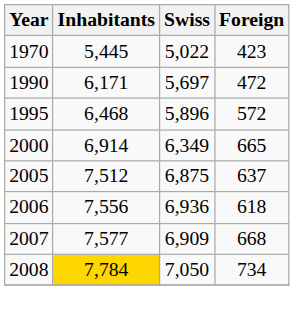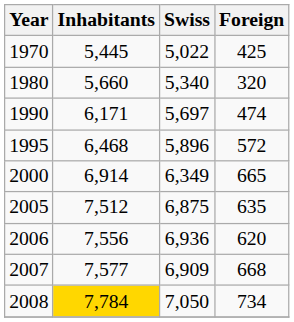(252, 51) 423 -> (252, 51) 425
+ row: (29, 82)
(252, 82) 472 -> (252, 113) 474
(252, 176) 637 -> (252, 207) 635
(252, 207) 618 -> (252, 238) 620
